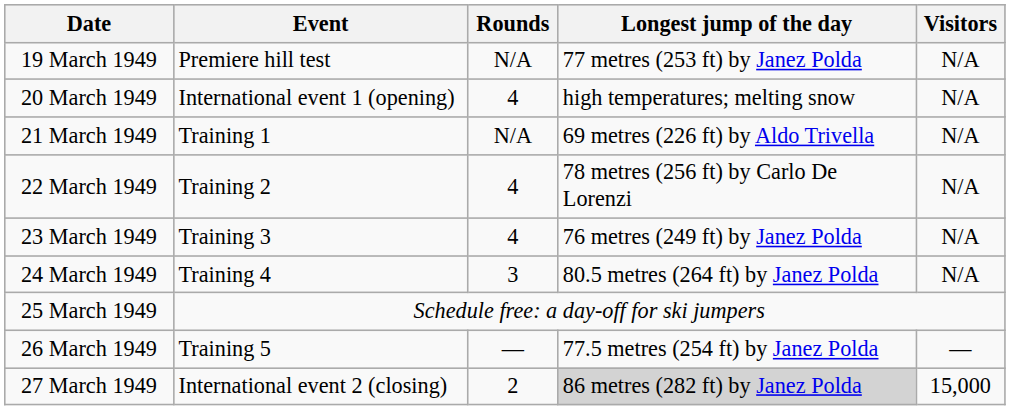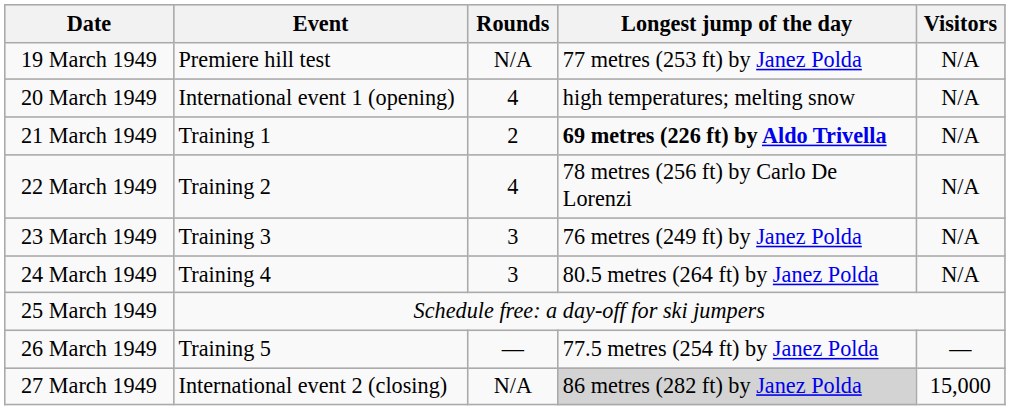(513, 135) N/A -> (513, 135) 2
(719, 135) normal -> (725, 135) bold
(513, 236) 4 -> (513, 236) 3
(513, 386) 2 -> (513, 386) N/A
